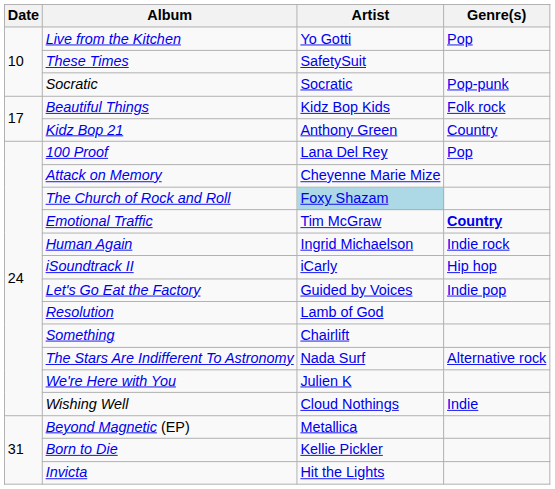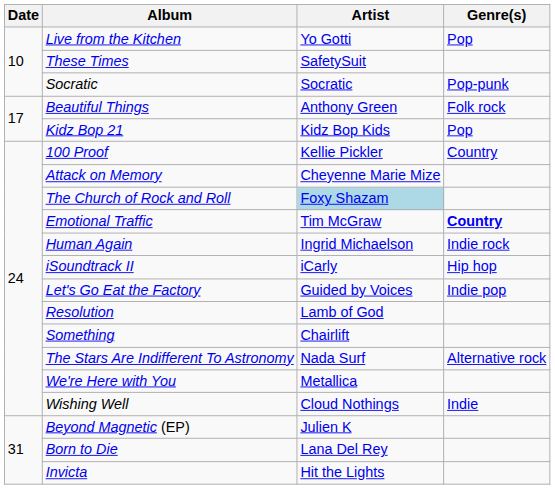(345, 107) Kidz Bop Kids -> (349, 107) Anthony Green
(349, 130) Anthony Green -> (345, 130) Kidz Bop Kids
(472, 130) Country -> (460, 130) Pop
(344, 152) Lana Del Rey -> (342, 152) Kellie Pickler
(460, 152) Pop -> (472, 152) Country
(326, 381) Julien K -> (329, 381) Metallica
(329, 426) Metallica -> (326, 426) Julien K
(342, 449) Kellie Pickler -> (344, 449) Lana Del Rey
